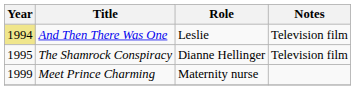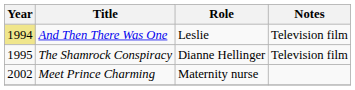(20, 74) 1999 -> (20, 74) 2002
